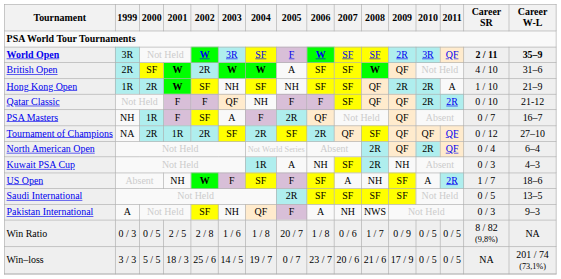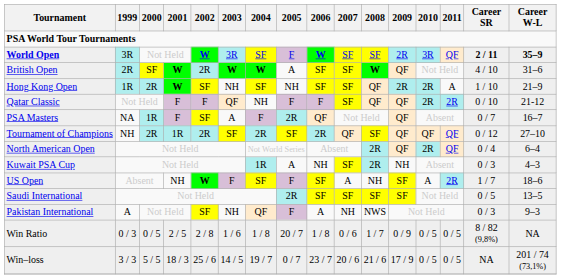(127, 117) NH -> (127, 117) NA
(127, 133) NA -> (127, 133) NH
